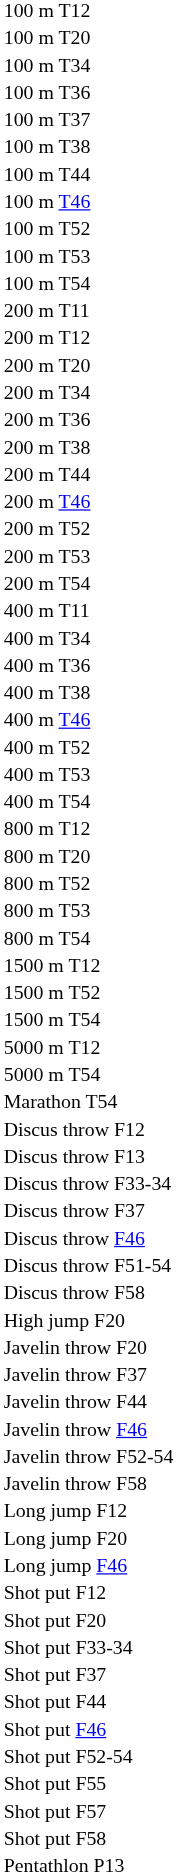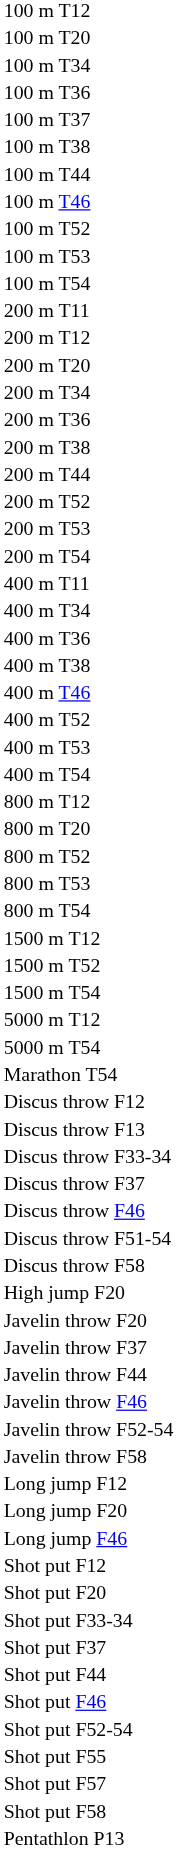- row: (47, 501)
